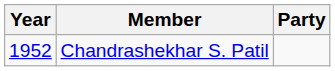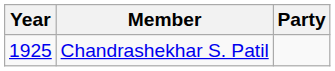(30, 50) 1952 -> (30, 50) 1925
